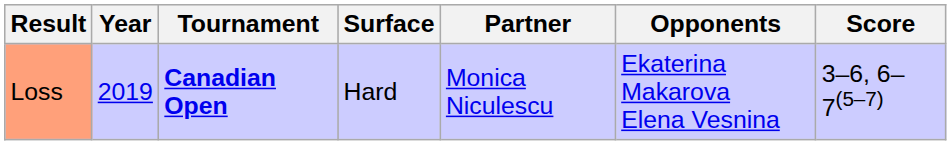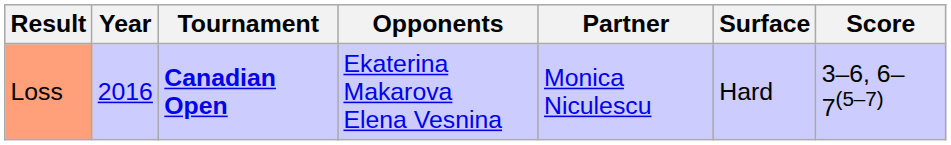columns swapped: (389, 24) <-> (716, 24)
(125, 91) 2019 -> (125, 91) 2016
